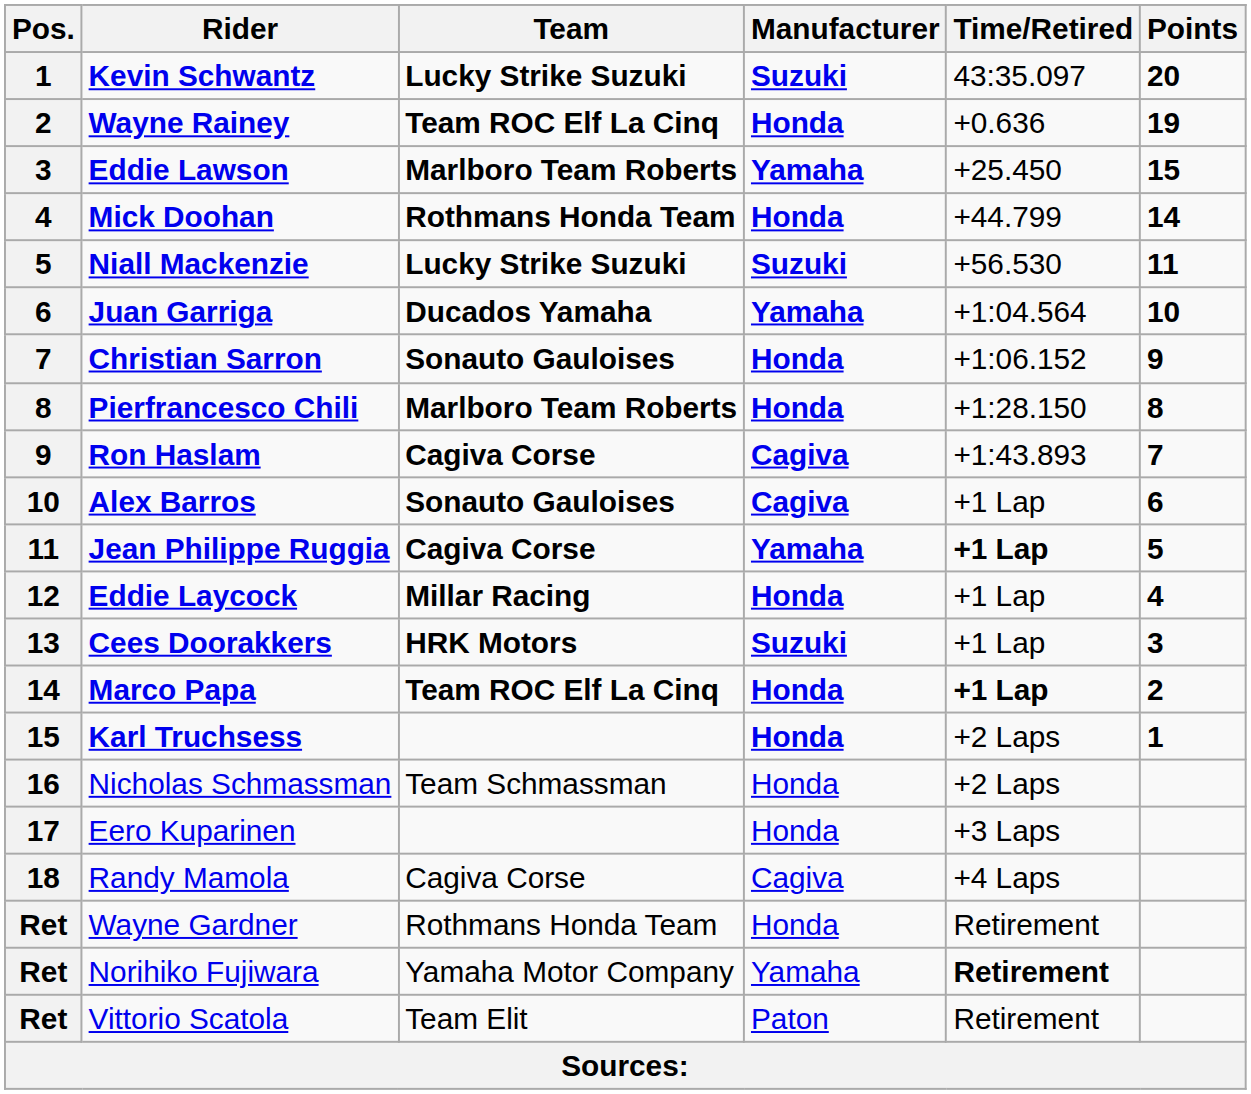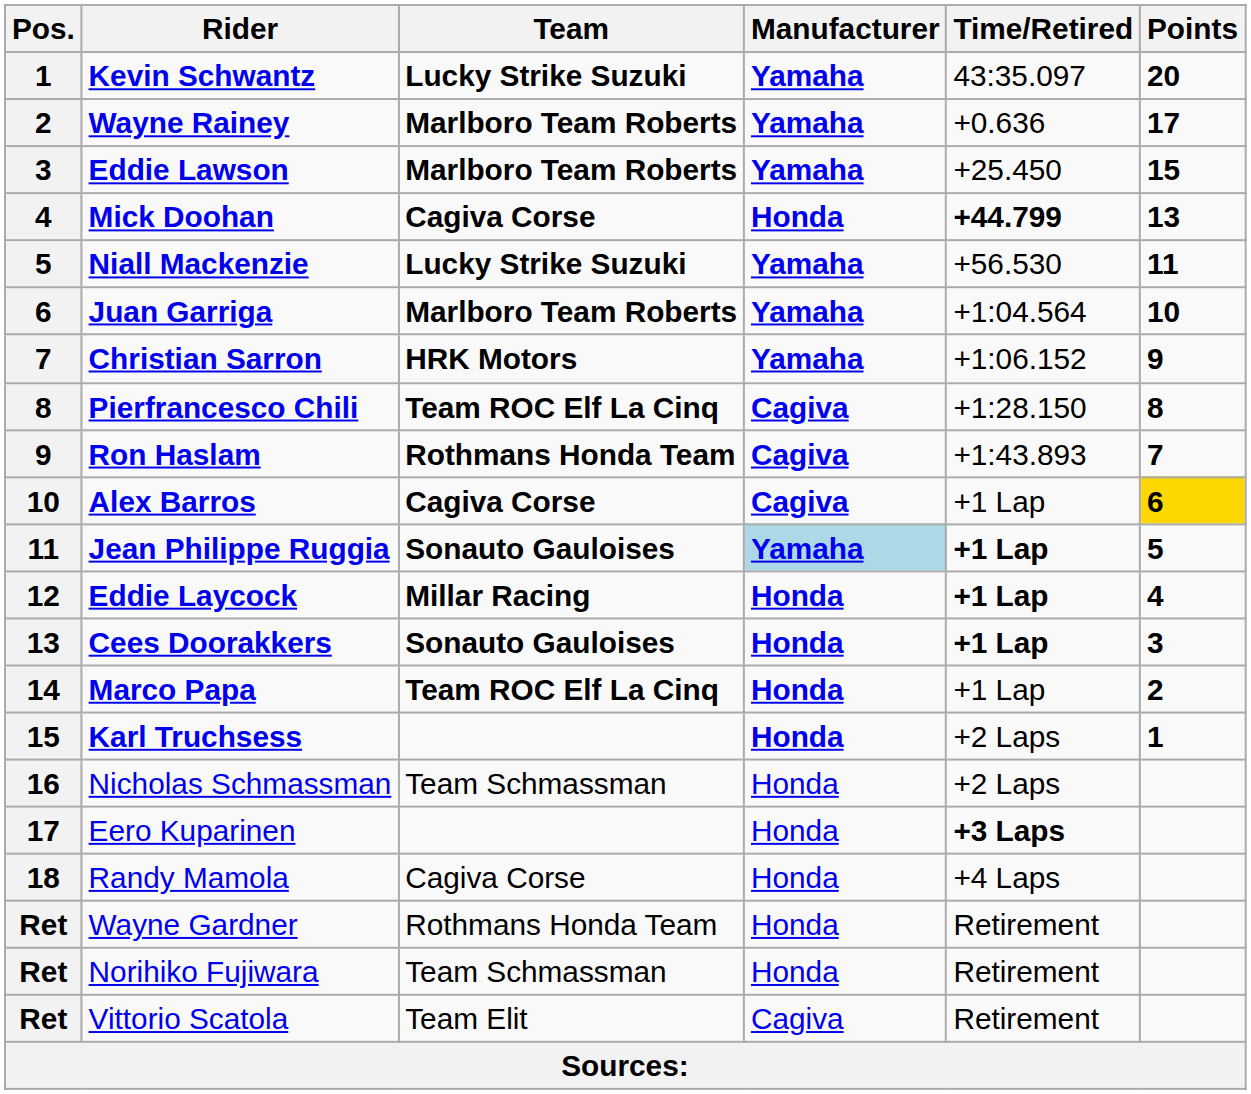(799, 76) Suzuki -> (807, 76) Yamaha
(562, 123) Team ROC Elf La Cinq -> (571, 123) Marlboro Team Roberts
(797, 123) Honda -> (807, 123) Yamaha
(1164, 123) 19 -> (1164, 123) 17
(570, 217) Rothmans Honda Team -> (500, 217) Cagiva Corse
(1008, 217) normal -> (1008, 217) bold
(1164, 217) 14 -> (1164, 217) 13
(799, 265) Suzuki -> (807, 265) Yamaha
(528, 312) Ducados Yamaha -> (571, 312) Marlboro Team Roberts
(540, 359) Sonauto Gauloises -> (491, 359) HRK Motors
(797, 359) Honda -> (807, 359) Yamaha
(571, 406) Marlboro Team Roberts -> (562, 406) Team ROC Elf La Cinq
(797, 406) Honda -> (800, 406) Cagiva
(500, 453) Cagiva Corse -> (570, 453) Rothmans Honda Team
(540, 500) Sonauto Gauloises -> (500, 500) Cagiva Corse
(1155, 500) no background -> (1155, 500) gold background
(500, 548) Cagiva Corse -> (540, 548) Sonauto Gauloises
(807, 548) no background -> (807, 548) lightblue background
(999, 595) normal -> (1001, 595) bold
(491, 642) HRK Motors -> (540, 642) Sonauto Gauloises
(799, 642) Suzuki -> (797, 642) Honda
(999, 642) normal -> (1001, 642) bold
(1001, 689) bold -> (999, 689) normal
(1007, 831) normal -> (1009, 831) bold
(797, 878) Cagiva -> (795, 878) Honda
(570, 972) Yamaha Motor Company -> (536, 972) Team Schmassman
(805, 972) Yamaha -> (795, 972) Honda
(1031, 972) bold -> (1026, 972) normal
(790, 1019) Paton -> (797, 1019) Cagiva
